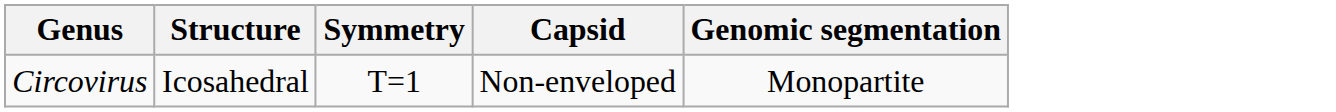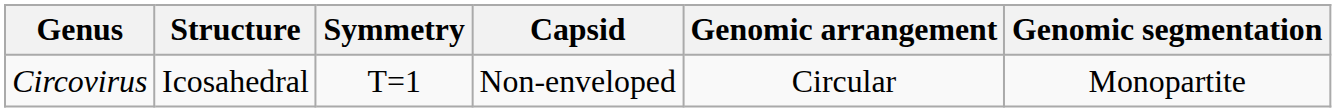+ column: (844, 29)
